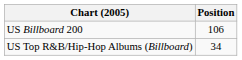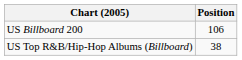(216, 47) 34 -> (216, 47) 38
